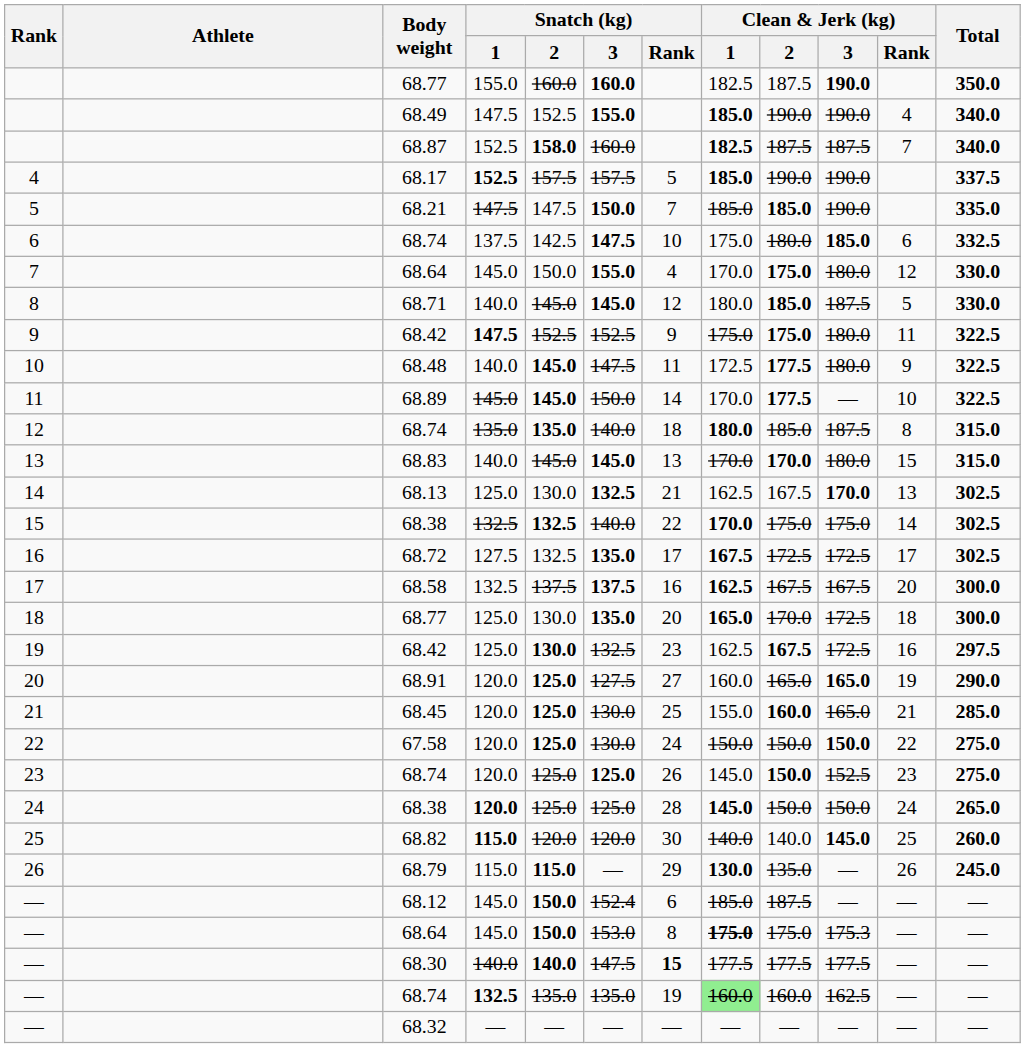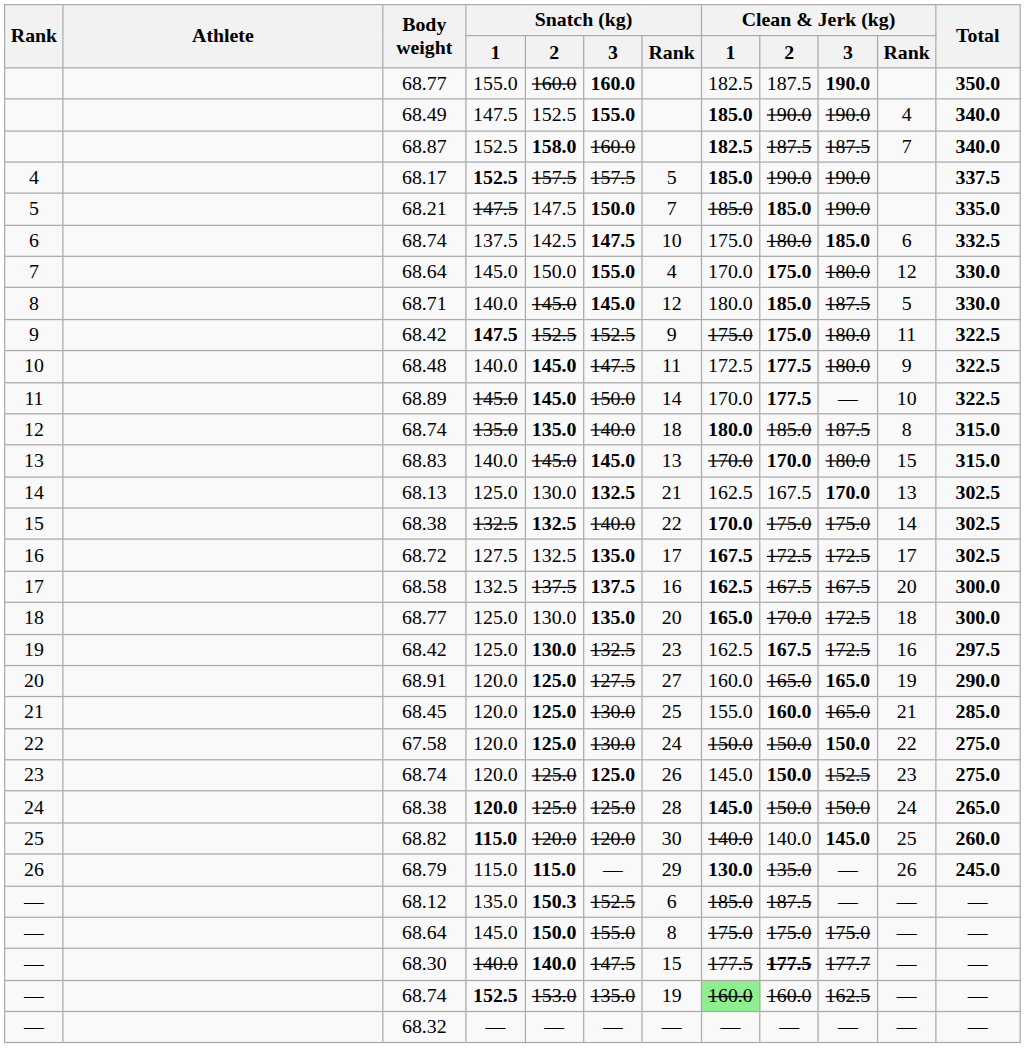(495, 901) 145.0 -> (495, 901) 135.0
(554, 901) 150.0 -> (554, 901) 150.3
(613, 901) 152.4 -> (613, 901) 152.5
(613, 932) 153.0 -> (613, 932) 155.0
(730, 932) bold -> (730, 932) normal
(848, 932) 175.3 -> (848, 932) 175.0
(672, 964) bold -> (672, 964) normal
(789, 964) normal -> (789, 964) bold
(848, 964) 177.5 -> (848, 964) 177.7
(495, 995) 132.5 -> (495, 995) 152.5
(554, 995) 135.0 -> (554, 995) 153.0
